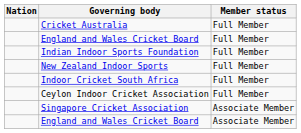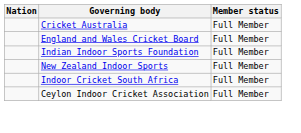- row: (115, 108)
- row: (120, 121)
